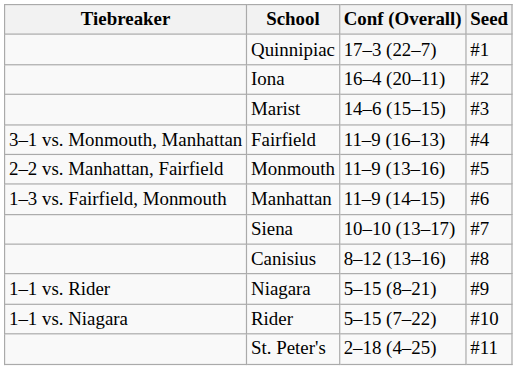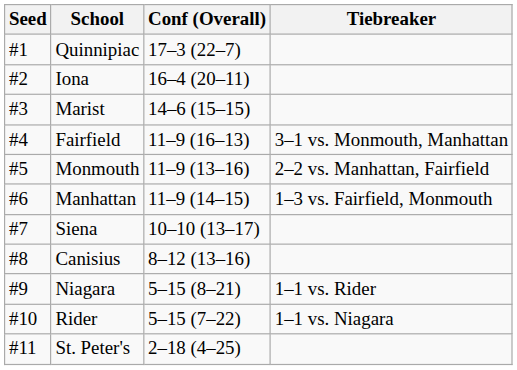columns swapped: (489, 19) <-> (126, 19)
